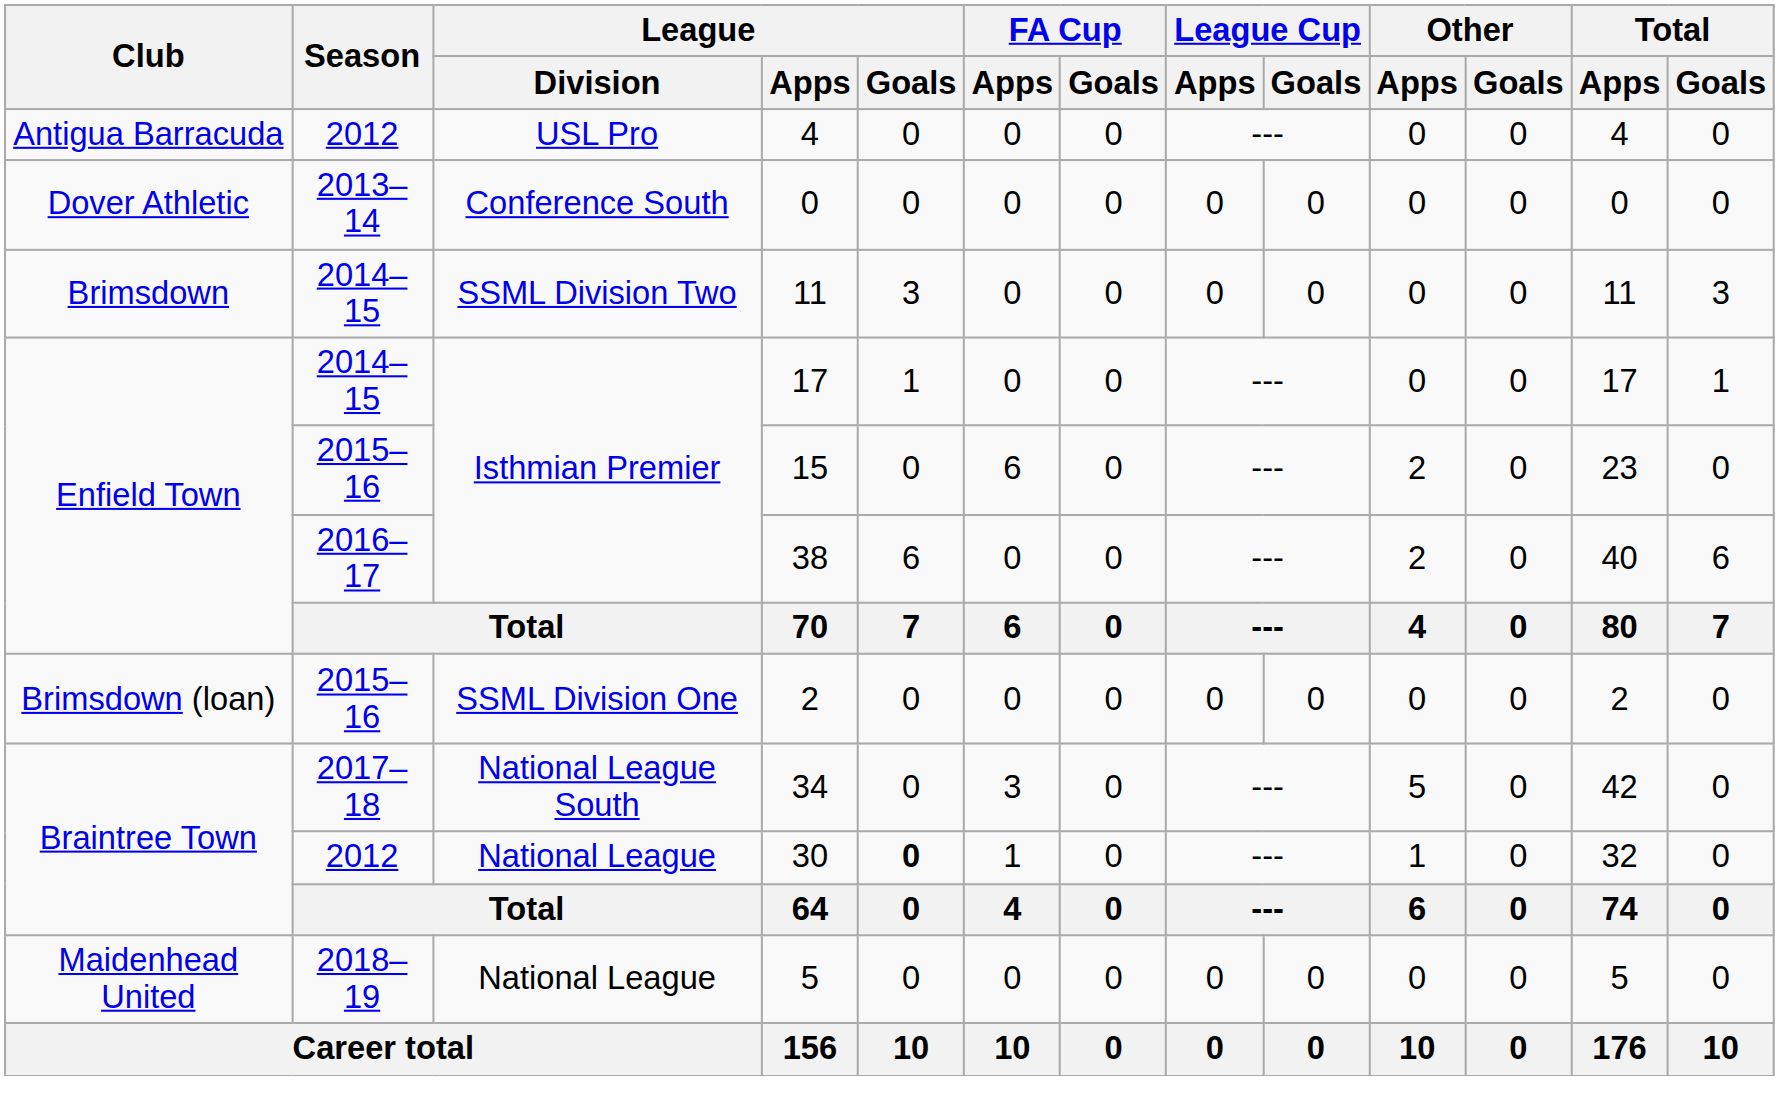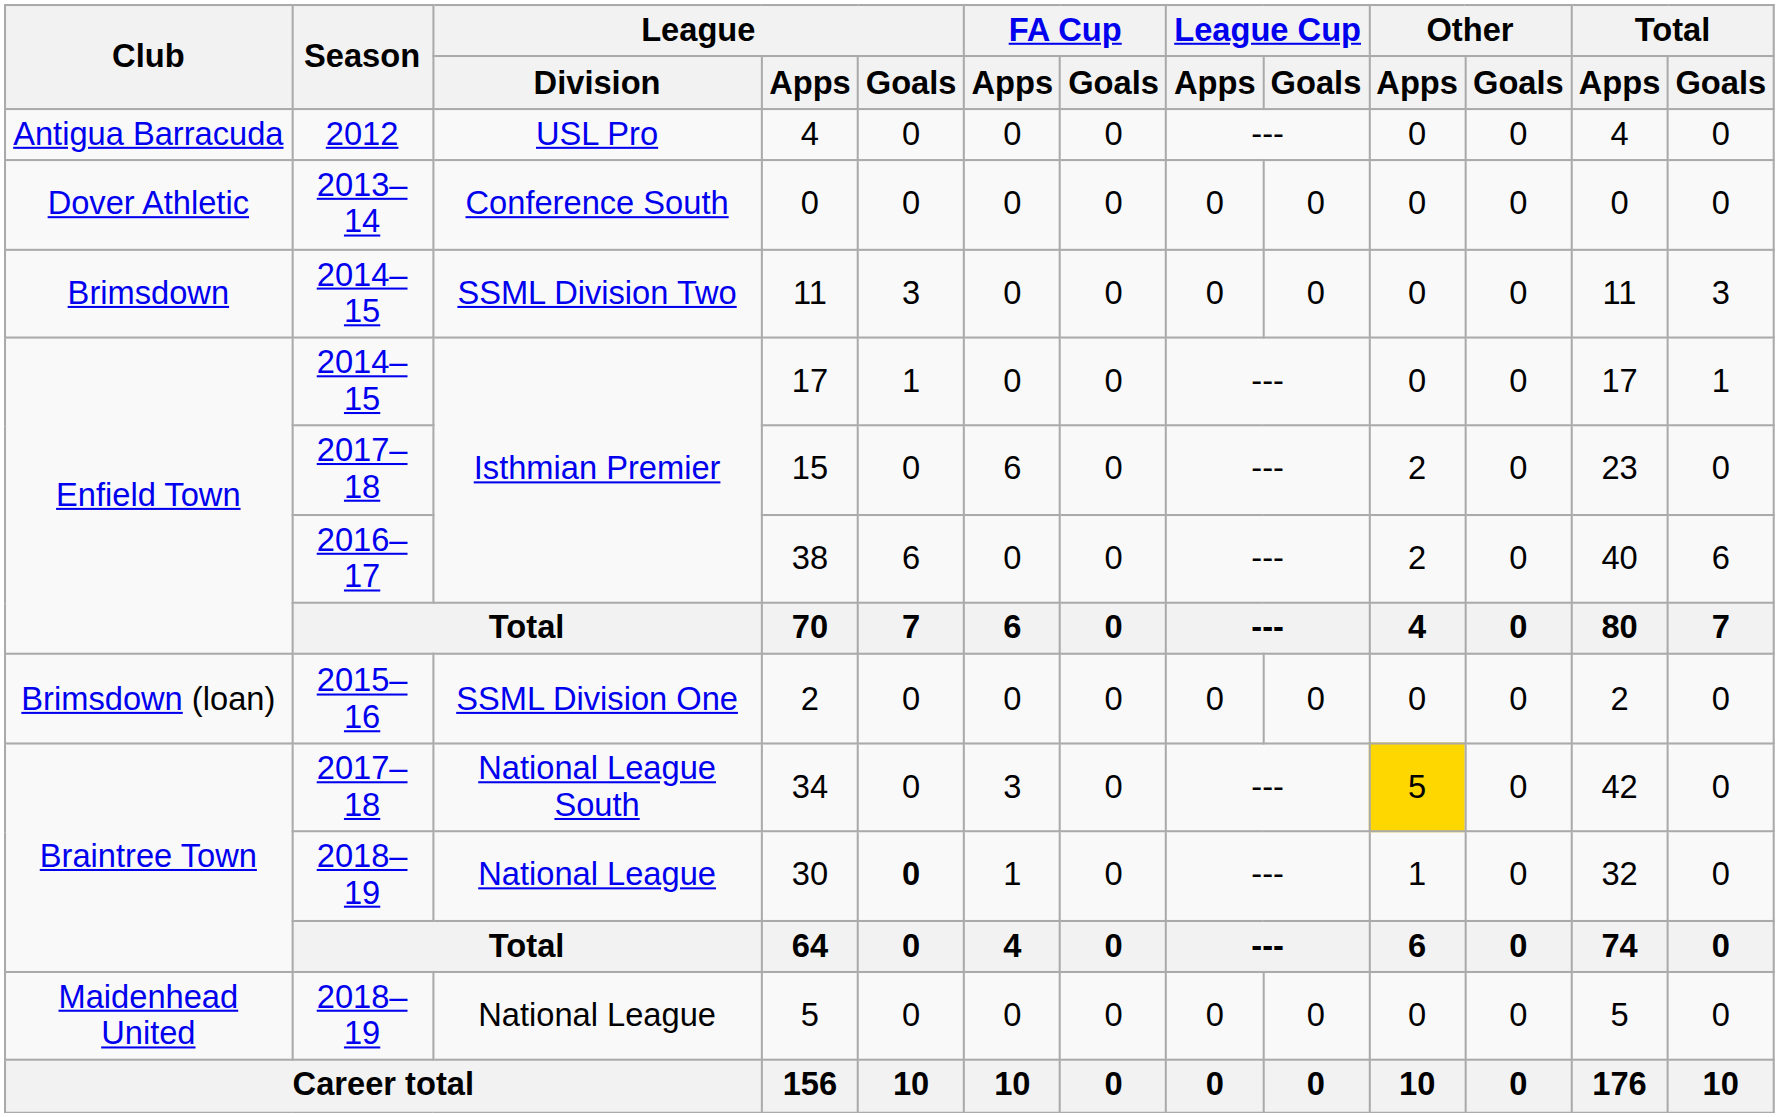(362, 469) 2015–16 -> (362, 469) 2017–18
(1417, 786) no background -> (1417, 786) gold background
(362, 856) 2012 -> (362, 875) 2018–19
